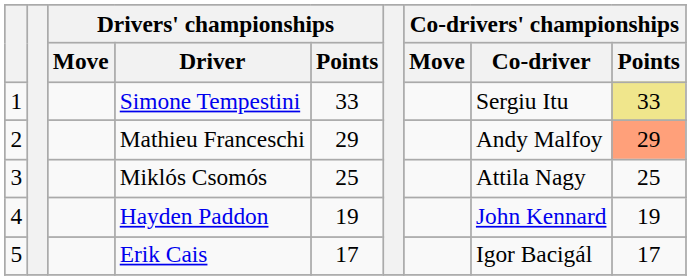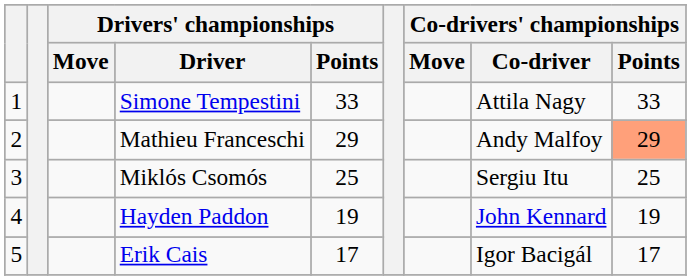(522, 100) Sergiu Itu -> (531, 100) Attila Nagy
(649, 100) khaki background -> (649, 100) no background
(531, 177) Attila Nagy -> (522, 177) Sergiu Itu
